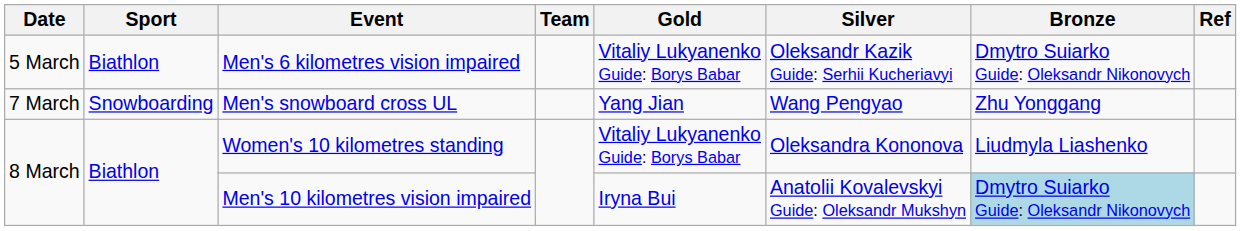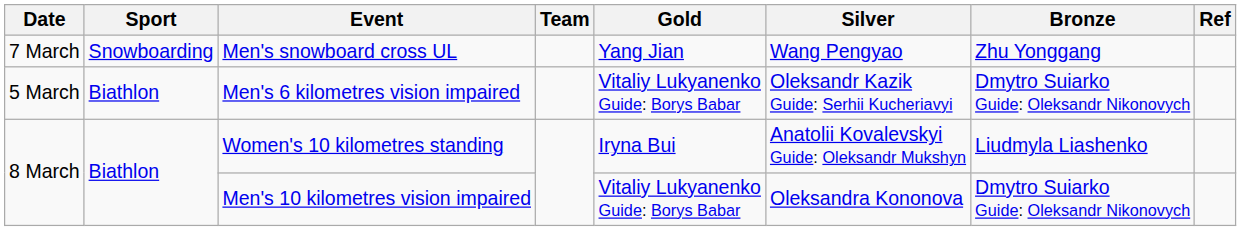rows swapped: (371, 61) <-> (340, 103)
(680, 145) Vitaliy Lukyanenko Guide: Borys Babar -> (637, 145) Iryna Bui
(867, 145) Oleksandra Kononova -> (868, 145) Anatolii Kovalevskyi Guide: Oleksandr Mukshyn
(637, 198) Iryna Bui -> (680, 198) Vitaliy Lukyanenko Guide: Borys Babar
(868, 198) Anatolii Kovalevskyi Guide: Oleksandr Mukshyn -> (867, 198) Oleksandra Kononova
(1083, 198) lightblue background -> (1083, 198) no background
